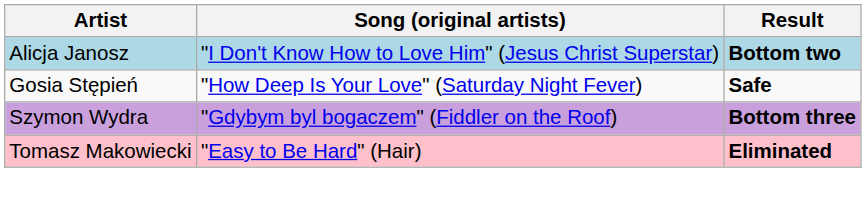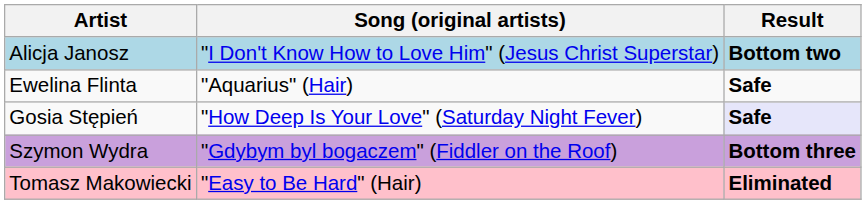+ row: (73, 85)
(750, 85) no background -> (750, 118) lavender background
